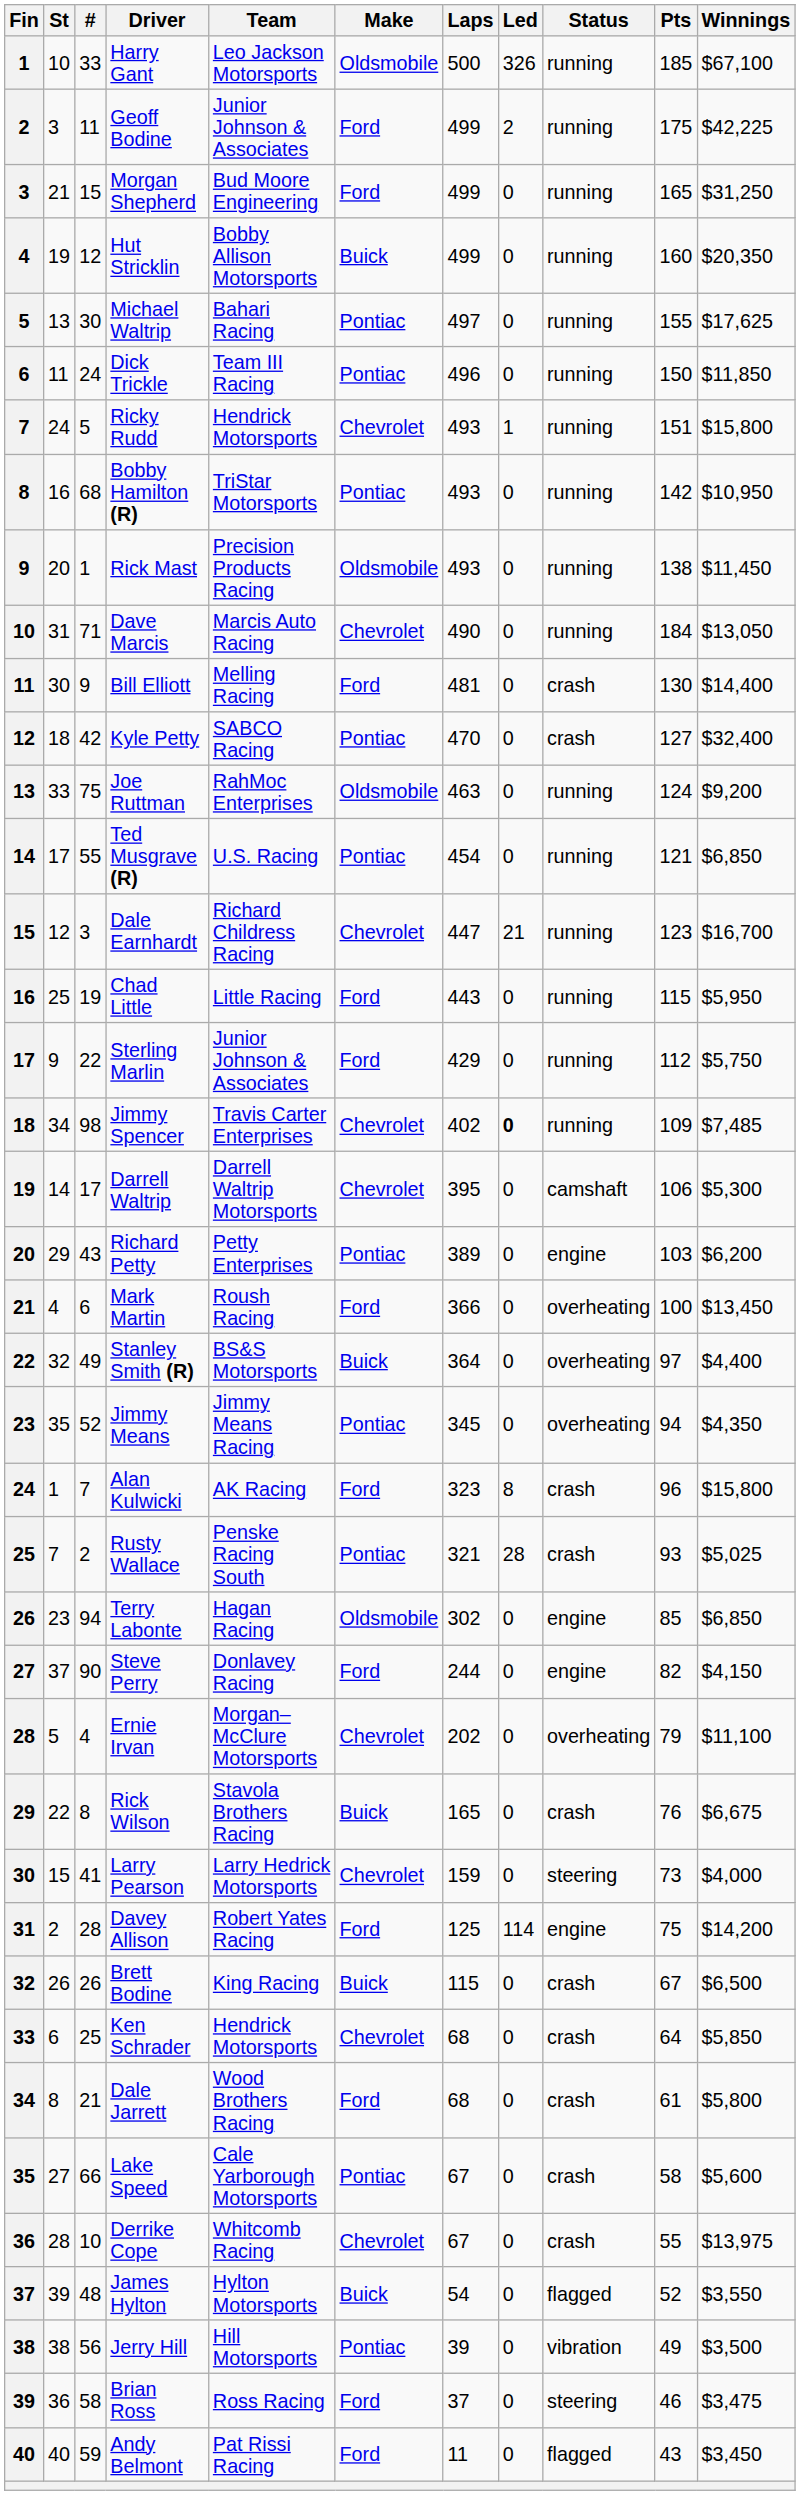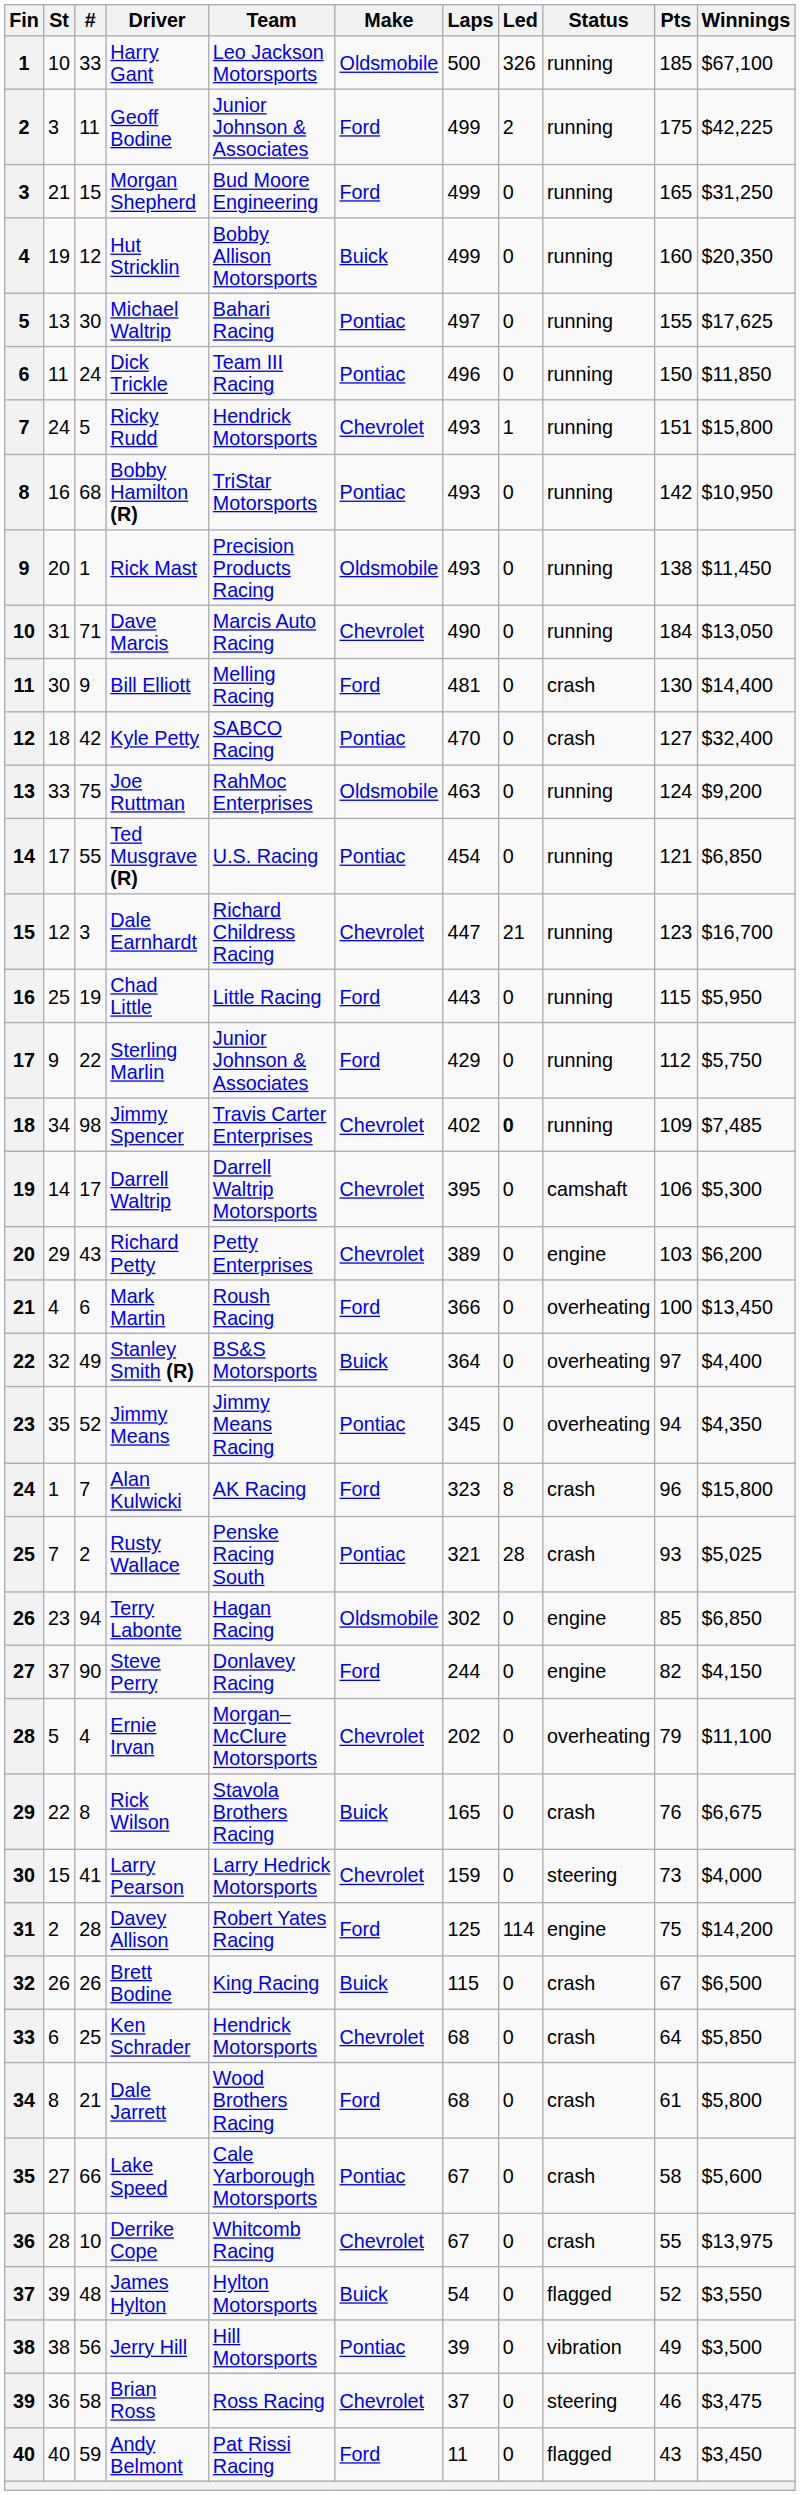(372, 1254) Pontiac -> (382, 1254) Chevrolet
(360, 2401) Ford -> (382, 2401) Chevrolet
